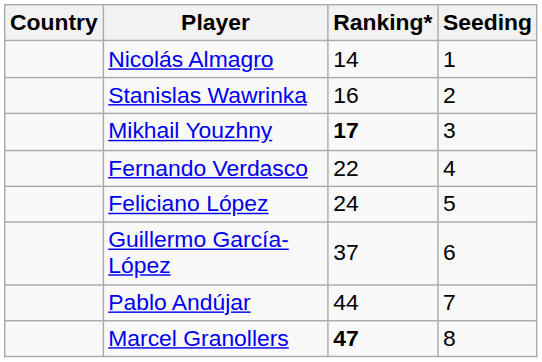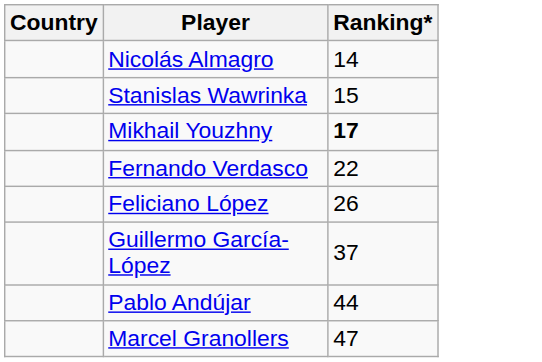- column: (487, 22)
(346, 95) 16 -> (346, 95) 15
(346, 204) 24 -> (346, 204) 26
(346, 338) bold -> (346, 338) normal
